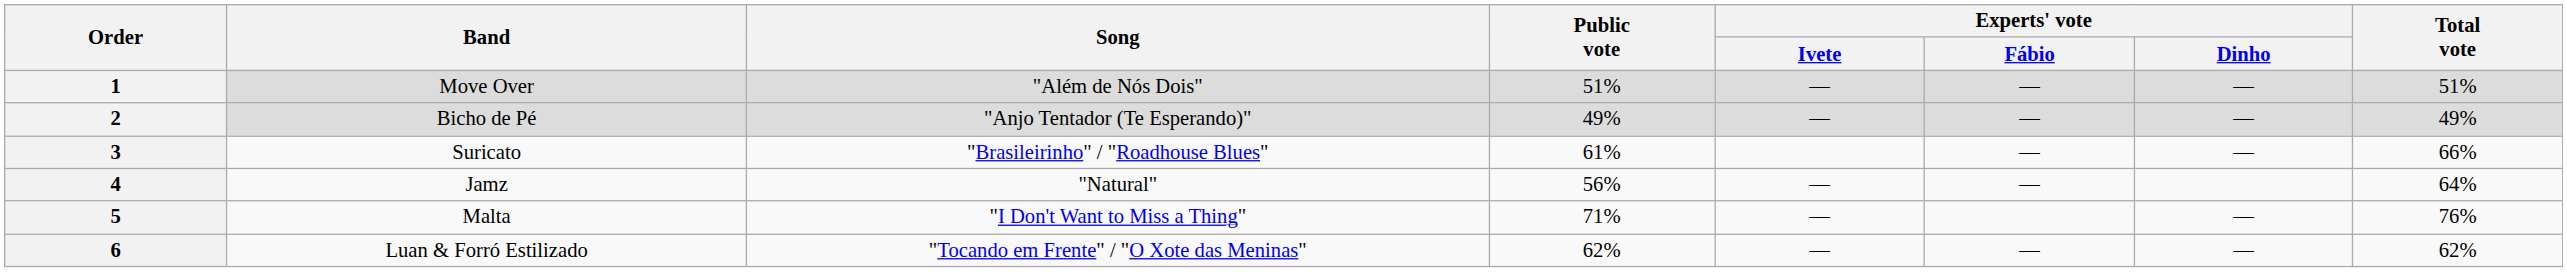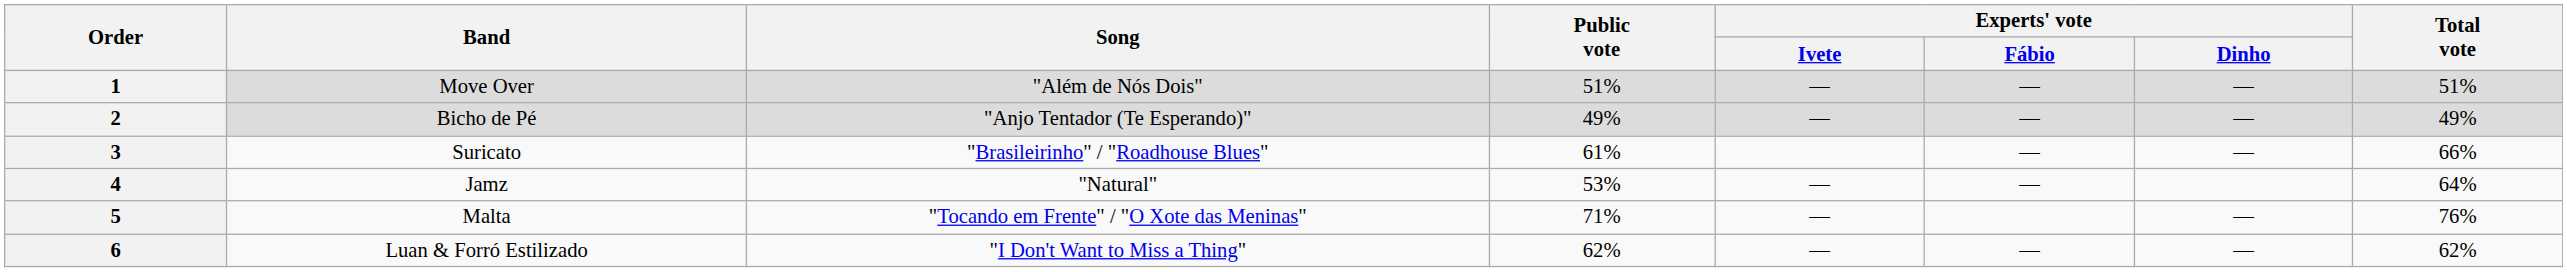(1602, 184) 56% -> (1602, 184) 53%
(1118, 217) "I Don't Want to Miss a Thing" -> (1118, 217) "Tocando em Frente" / "O Xote das Meninas"
(1118, 250) "Tocando em Frente" / "O Xote das Meninas" -> (1118, 250) "I Don't Want to Miss a Thing"
